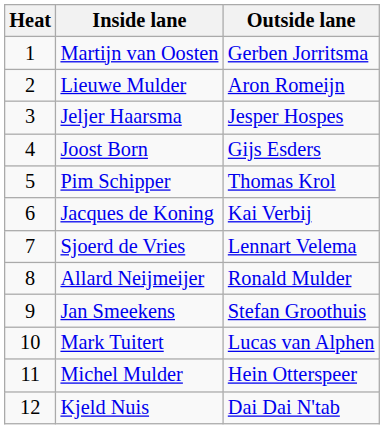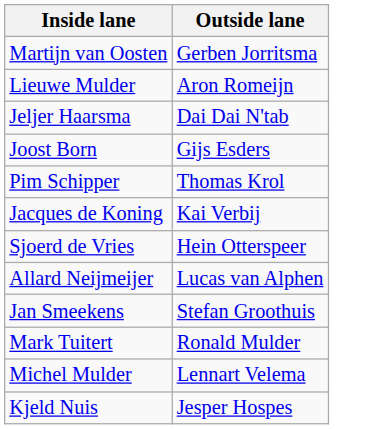- column: (30, 20)
(286, 117) Jesper Hospes -> (233, 117) Dai Dai N'tab
(292, 246) Lennart Velema -> (241, 246) Hein Otterspeer
(290, 278) Ronald Mulder -> (250, 278) Lucas van Alphen
(301, 342) Lucas van Alphen -> (239, 342) Ronald Mulder
(292, 375) Hein Otterspeer -> (241, 375) Lennart Velema
(284, 407) Dai Dai N'tab -> (235, 407) Jesper Hospes
